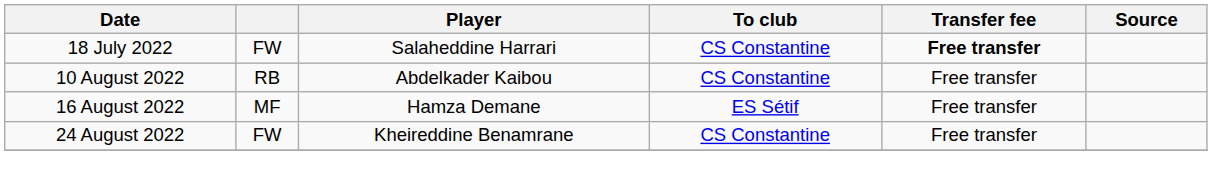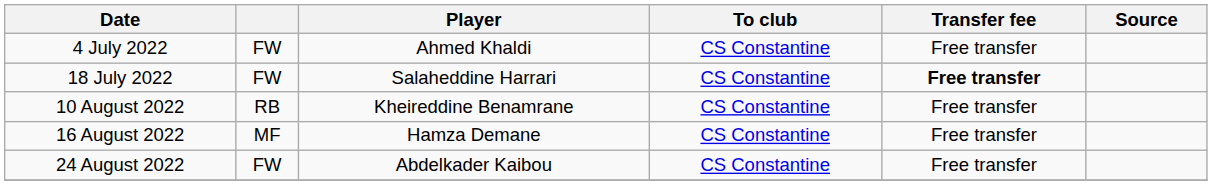+ row: (120, 48)
(474, 77) Abdelkader Kaibou -> (474, 106) Kheireddine Benamrane
(765, 106) ES Sétif -> (765, 135) CS Constantine
(474, 135) Kheireddine Benamrane -> (474, 165) Abdelkader Kaibou
